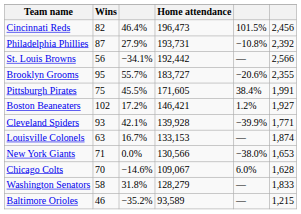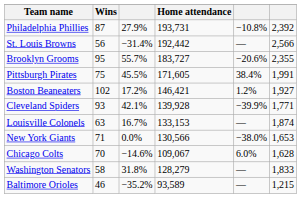- row: (38, 28)
(137, 59) −34.1% -> (137, 43) −31.4%
